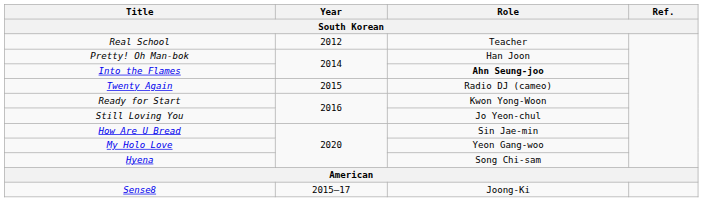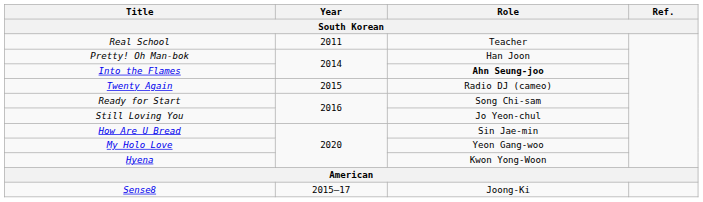(331, 41) 2012 -> (331, 41) 2011
(508, 101) Kwon Yong-Woon -> (508, 101) Song Chi-sam
(508, 160) Song Chi-sam -> (508, 160) Kwon Yong-Woon
